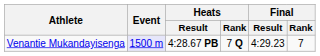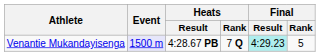(268, 44) no background -> (268, 44) paleturquoise background
(301, 44) 7 -> (301, 44) 5
